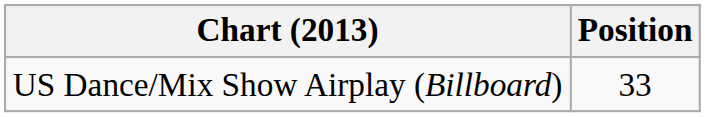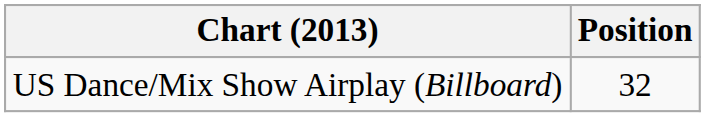(635, 83) 33 -> (635, 83) 32
